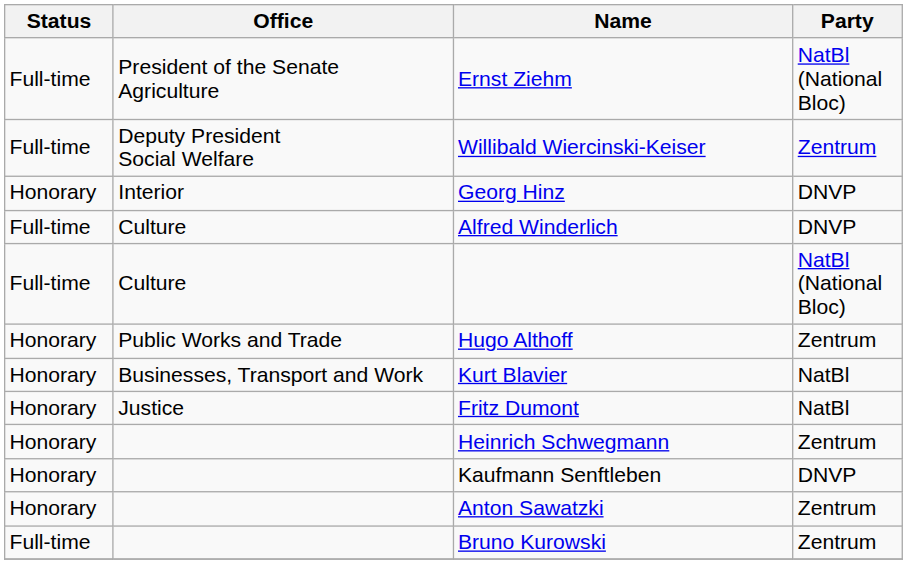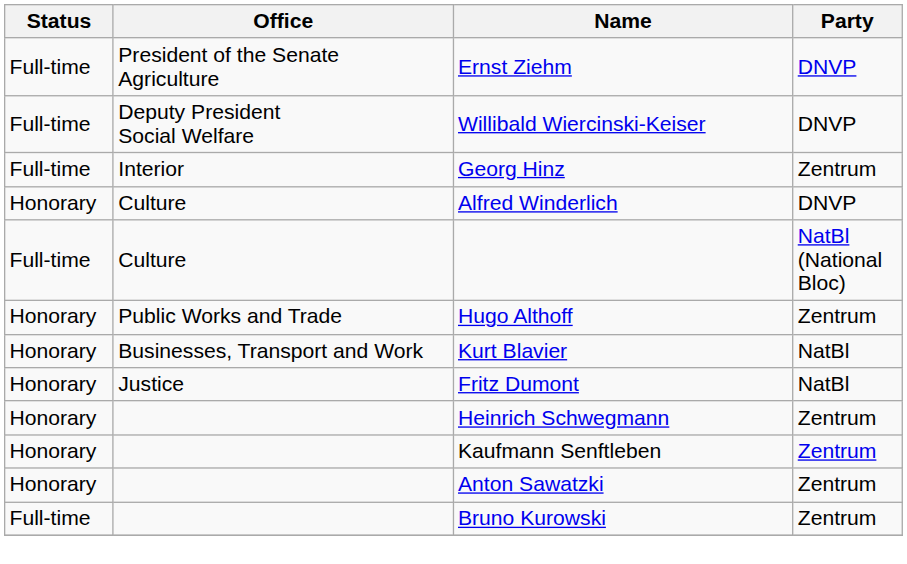(840, 78) NatBl (National Bloc) -> (827, 66) DNVP
(837, 147) Zentrum -> (827, 123) DNVP
(53, 193) Honorary -> (50, 169) Full-time
(827, 193) DNVP -> (837, 169) Zentrum
(50, 226) Full-time -> (53, 202) Honorary
(827, 474) DNVP -> (837, 451) Zentrum
